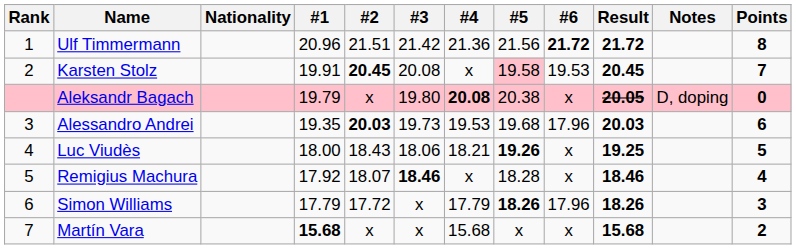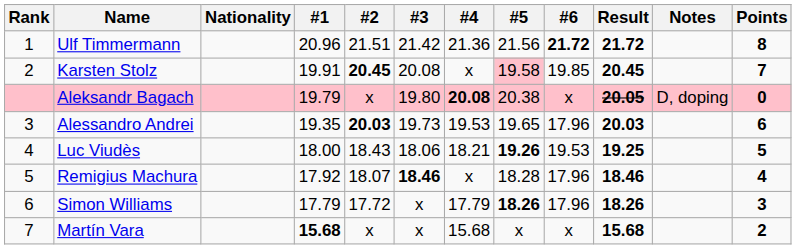(569, 71) 19.53 -> (569, 71) 19.85
(519, 124) 19.68 -> (519, 124) 19.65
(569, 151) x -> (569, 151) 19.53
(569, 177) x -> (569, 177) 17.96
